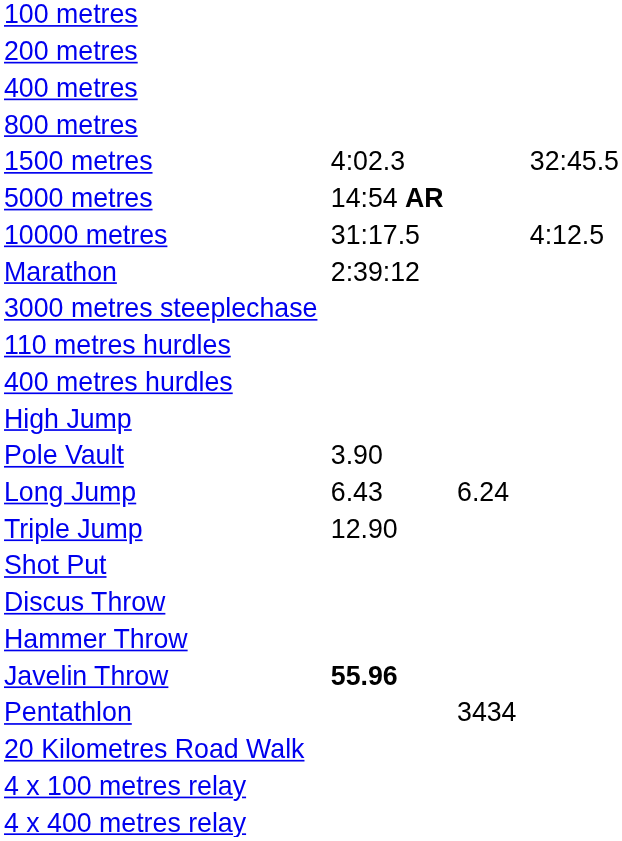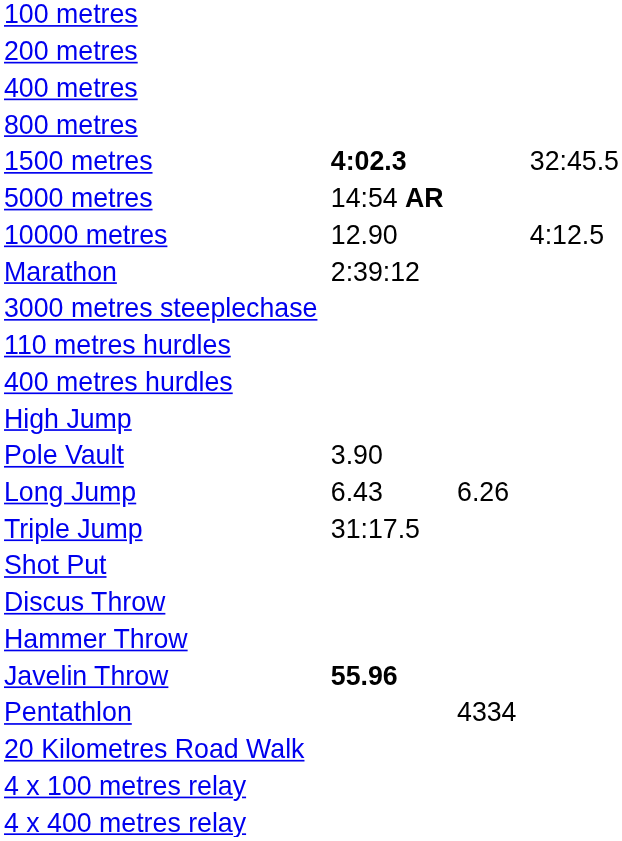(368, 161) normal -> (369, 161) bold
(375, 235) 31:17.5 -> (364, 235) 12.90
(483, 492) 6.24 -> (483, 492) 6.26
(364, 529) 12.90 -> (375, 529) 31:17.5
(487, 712) 3434 -> (487, 712) 4334
